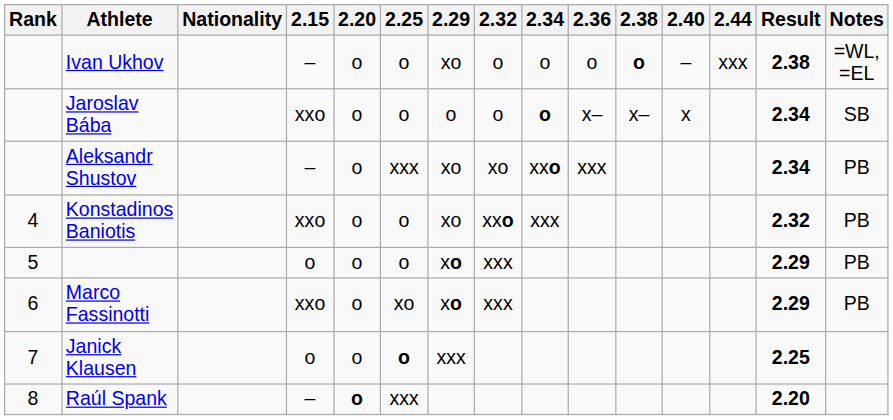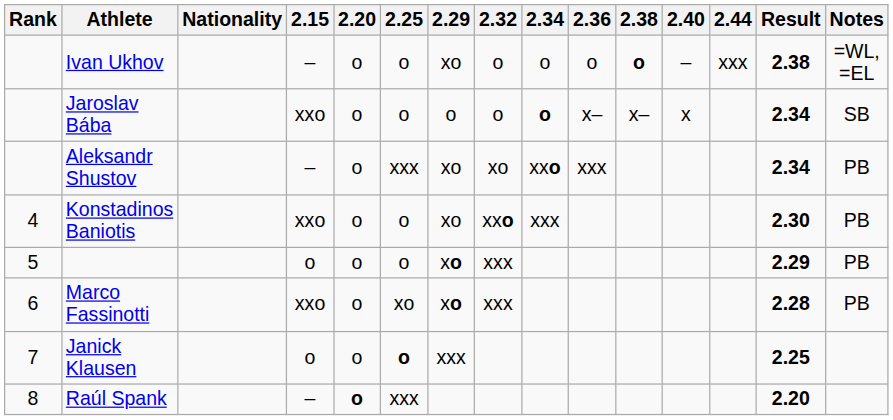(791, 220) 2.32 -> (791, 220) 2.30
(791, 304) 2.29 -> (791, 304) 2.28
